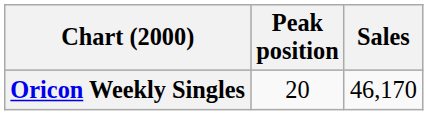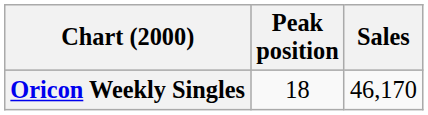(297, 89) 20 -> (297, 89) 18
